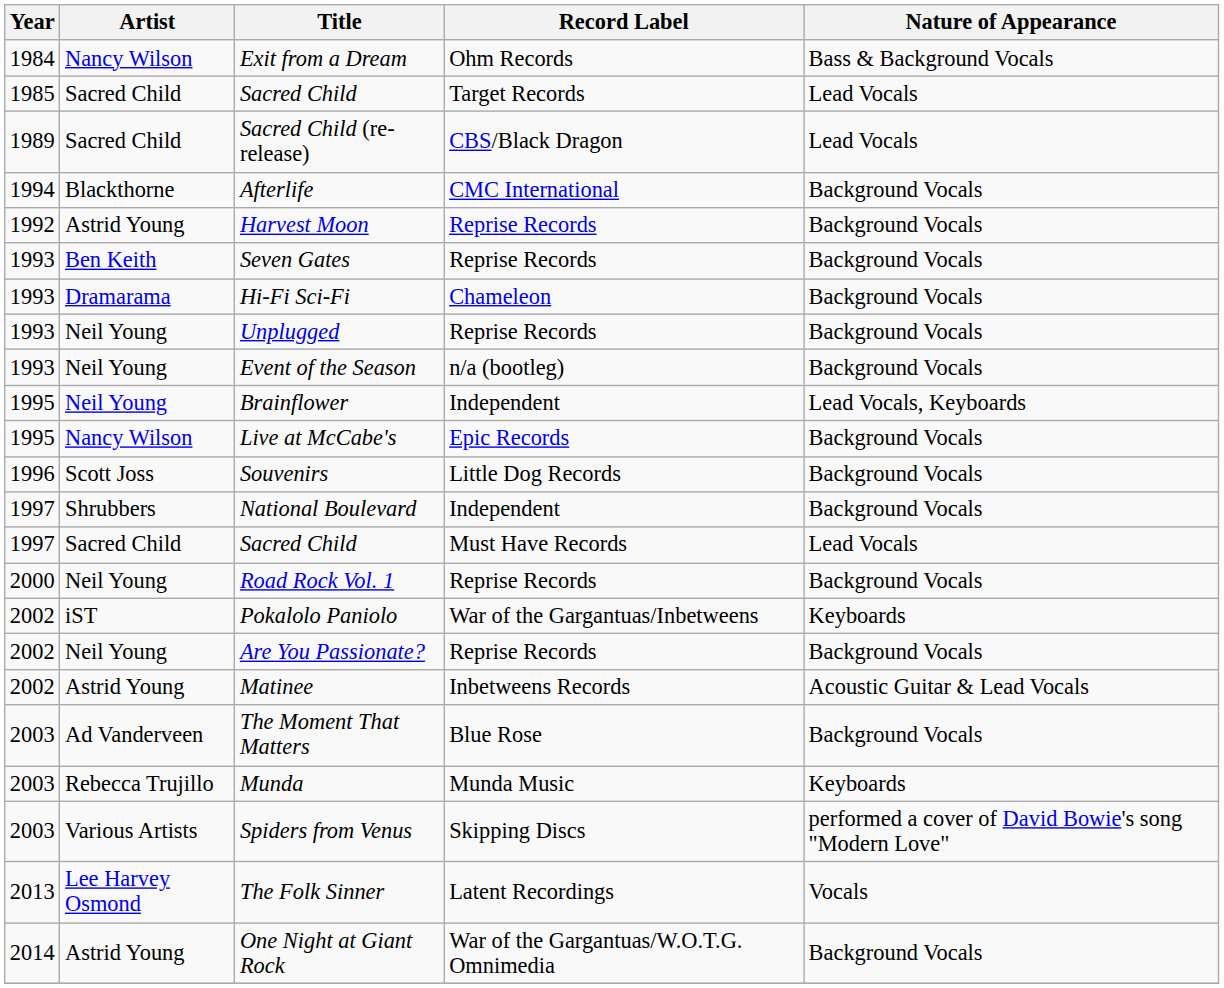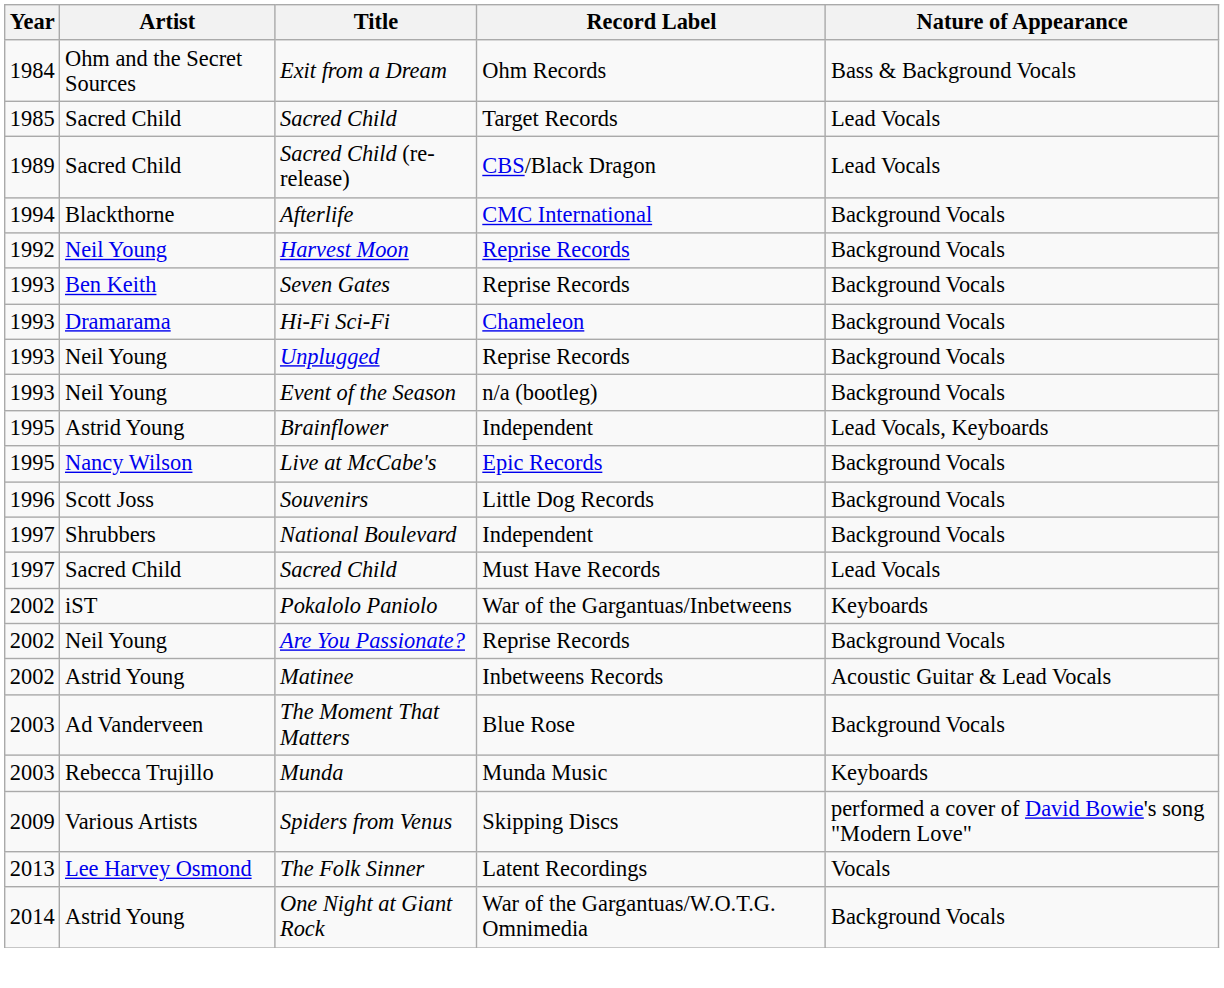(129, 57) Nancy Wilson -> (154, 70) Ohm and the Secret Sources
(125, 225) Astrid Young -> (116, 250) Neil Young
(116, 402) Neil Young -> (125, 427) Astrid Young
- row: (317, 580)
(32, 831) 2003 -> (32, 820) 2009
